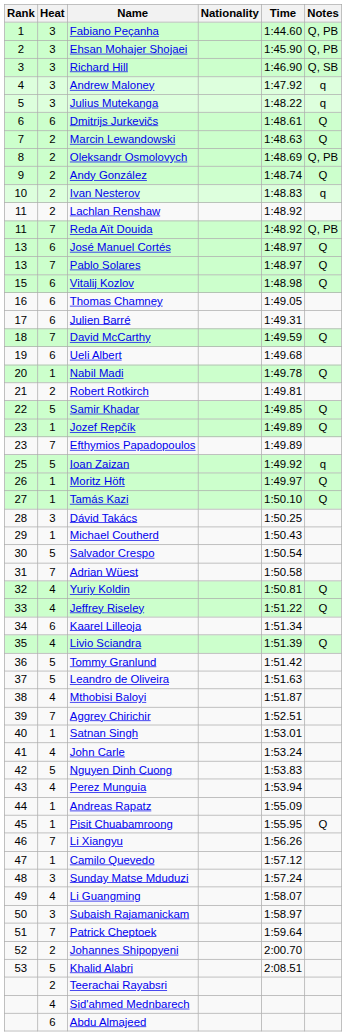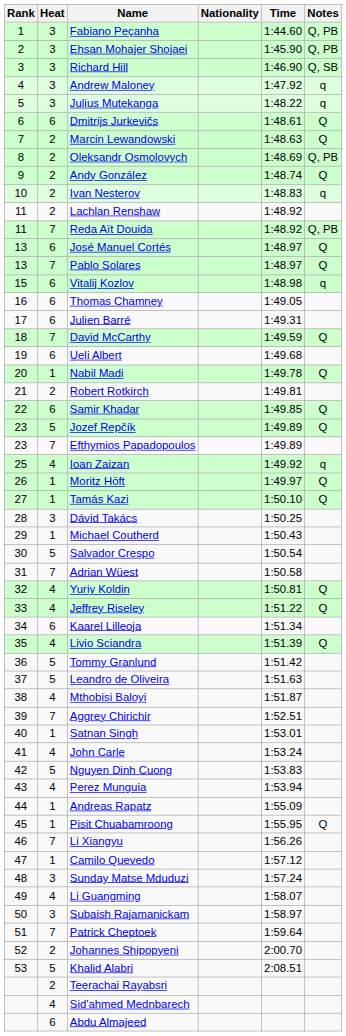(323, 283) Q -> (323, 283) q
(52, 409) 5 -> (52, 409) 6
(52, 427) 1 -> (52, 427) 5
(52, 463) 5 -> (52, 463) 4
